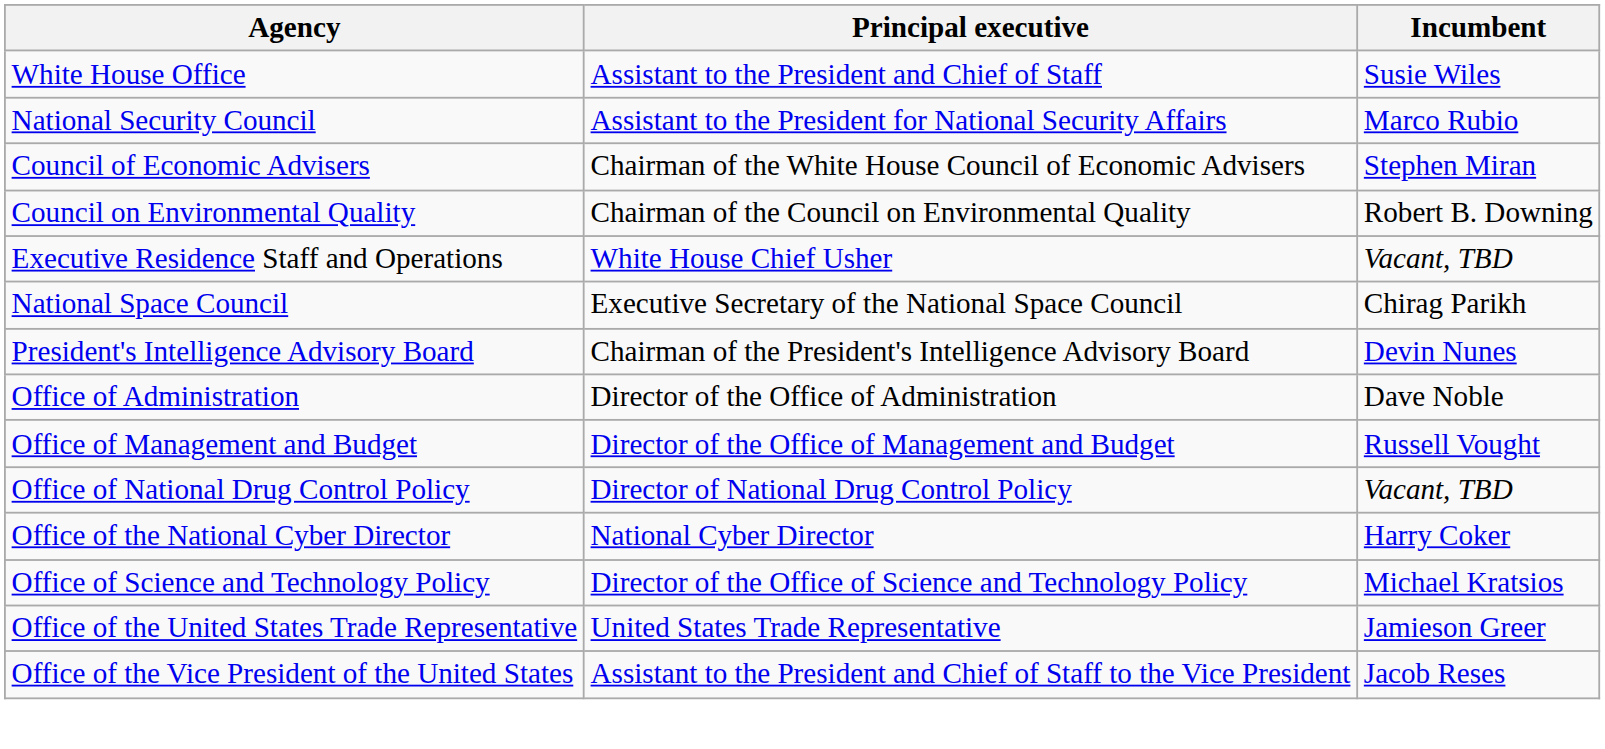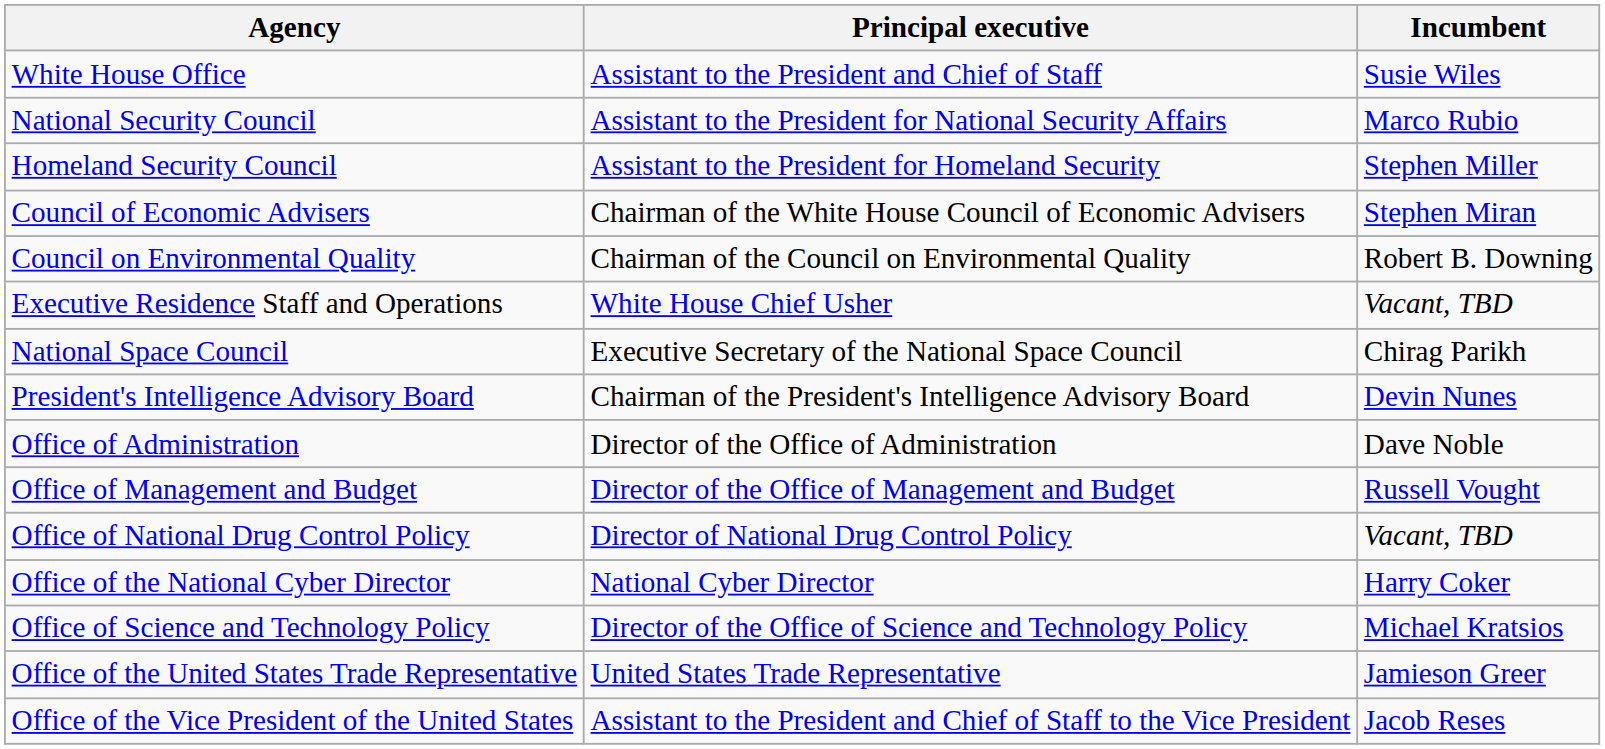+ row: (174, 166)
